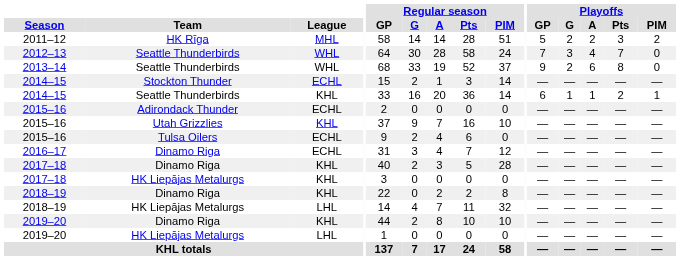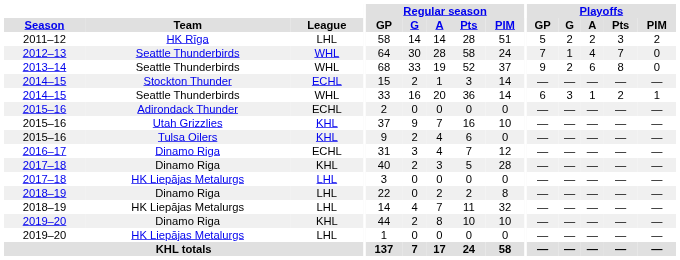(327, 39) MHL -> (327, 39) LHL
(570, 53) 3 -> (570, 53) 1
(327, 95) KHL -> (327, 95) WHL
(570, 95) 1 -> (570, 95) 3
(327, 137) ECHL -> (327, 137) KHL
(327, 179) KHL -> (327, 179) LHL
(327, 193) KHL -> (327, 193) LHL
